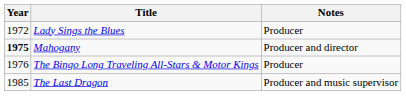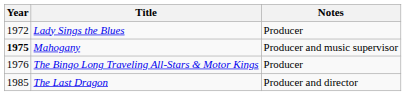(311, 47) Producer and director -> (331, 47) Producer and music supervisor
(331, 82) Producer and music supervisor -> (311, 82) Producer and director
